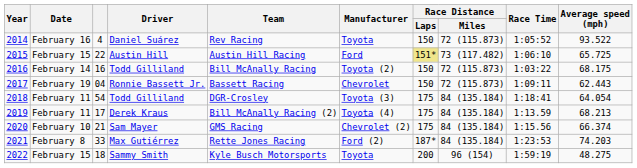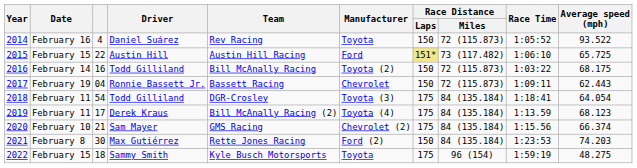(595, 112) 68.213 -> (595, 112) 68.123
(100, 141) 33 -> (100, 141) 30
(426, 141) 187* -> (426, 141) 150
(426, 156) 200 -> (426, 156) 175
